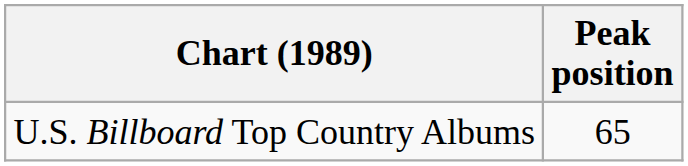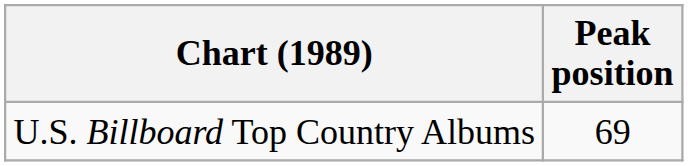(613, 130) 65 -> (613, 130) 69
